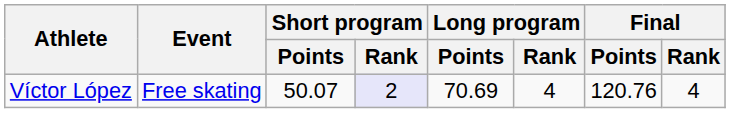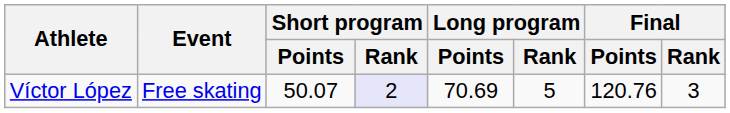(550, 91) 4 -> (550, 91) 5
(694, 91) 4 -> (694, 91) 3
